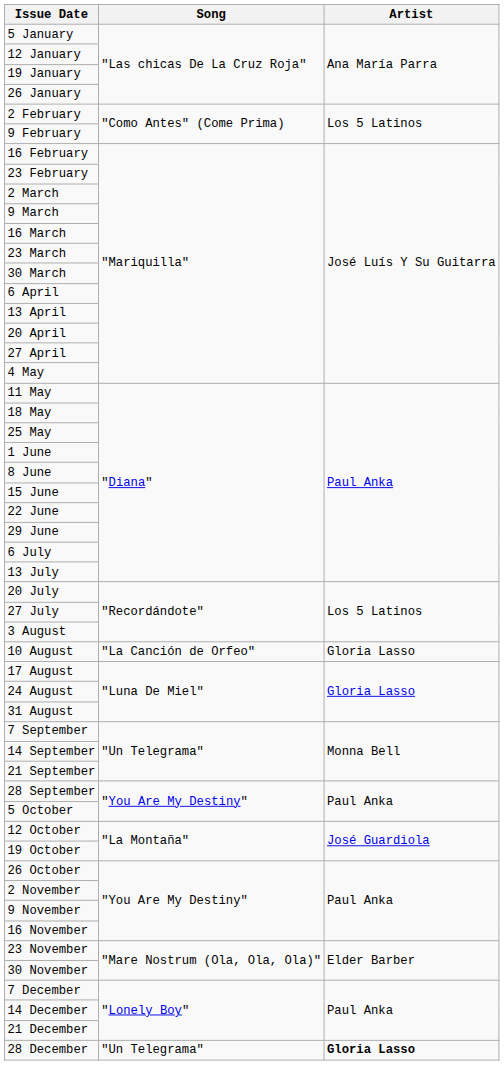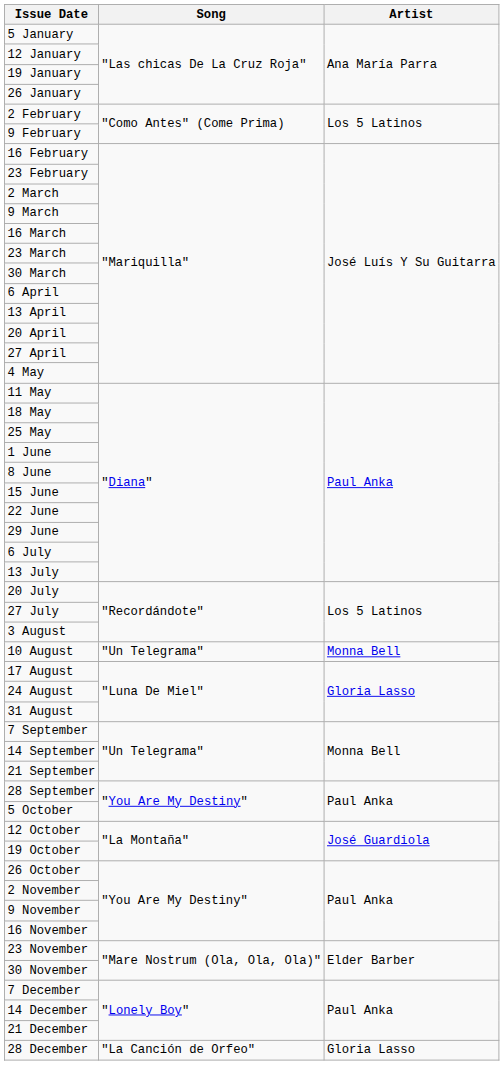(178, 652) "La Canción de Orfeo" -> (153, 652) "Un Telegrama"
(371, 652) Gloria Lasso -> (364, 652) Monna Bell
(153, 1050) "Un Telegrama" -> (178, 1050) "La Canción de Orfeo"
(371, 1050) bold -> (371, 1050) normal
